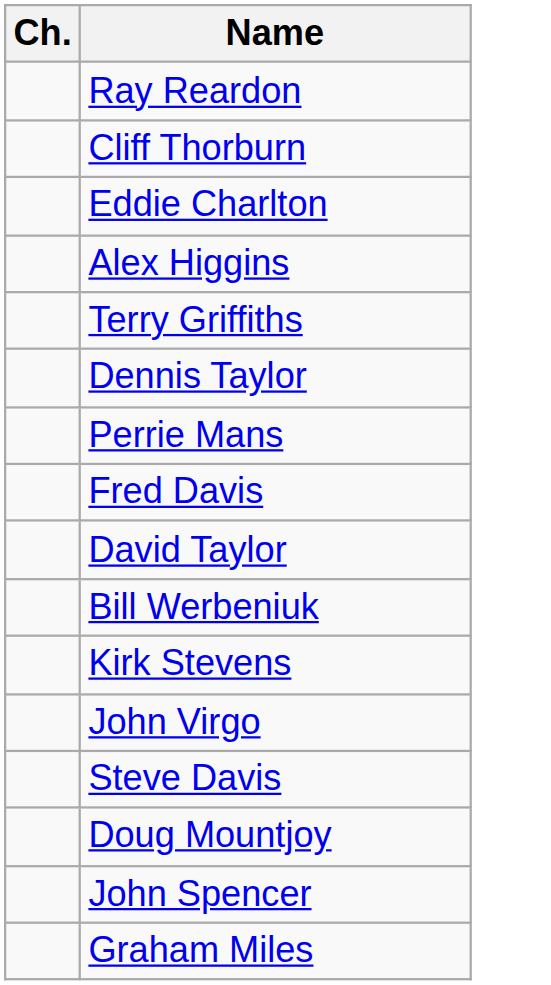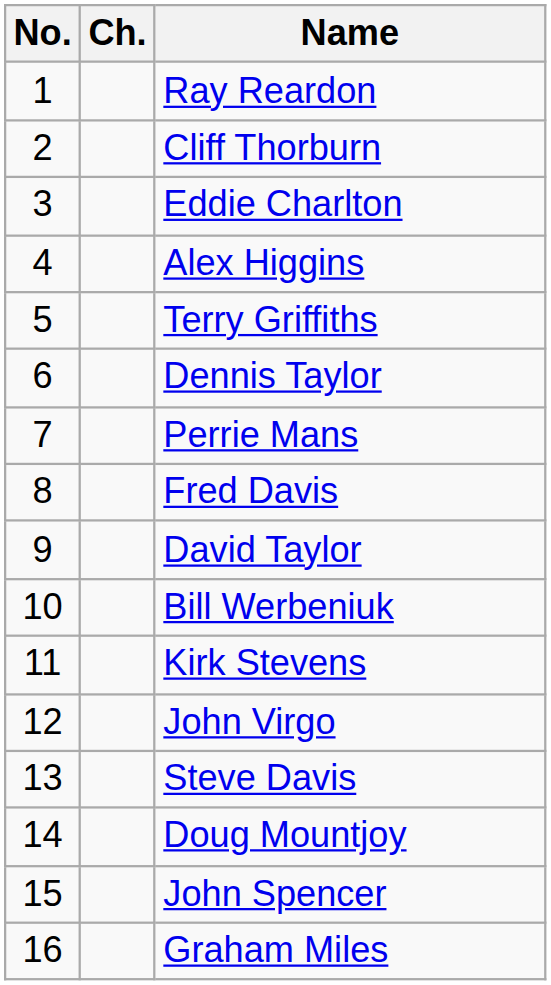+ column: (43, 33)
